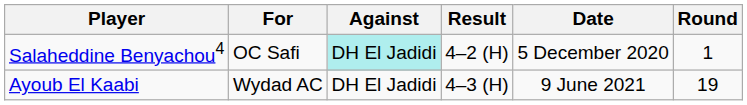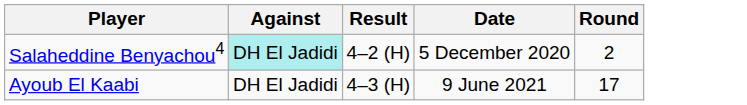- column: (278, 19)
(708, 52) 1 -> (609, 52) 2
(708, 85) 19 -> (609, 85) 17
